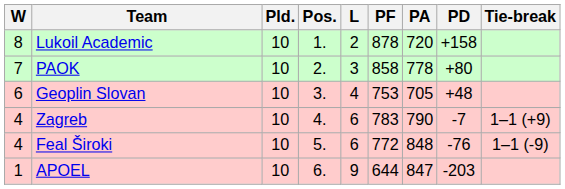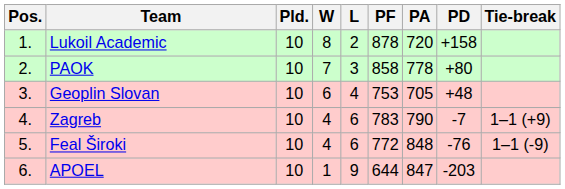columns swapped: (320, 17) <-> (18, 17)
